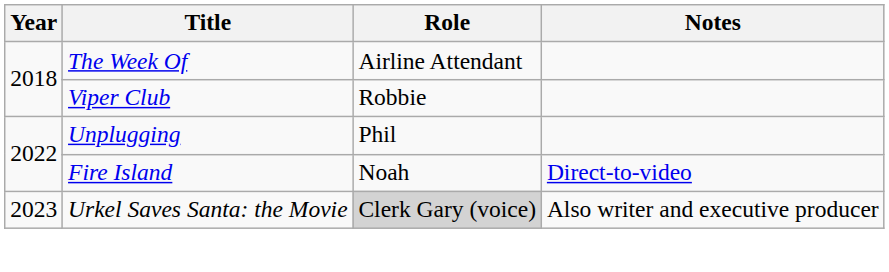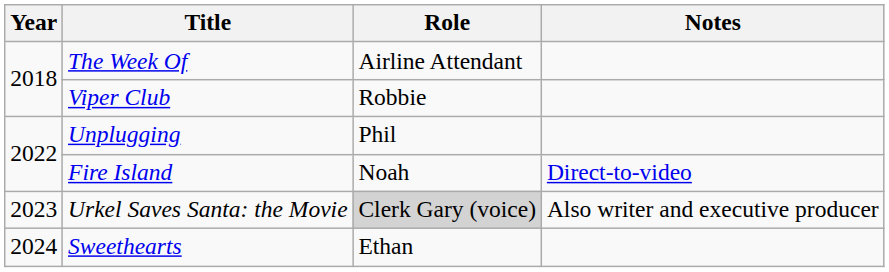+ row: (125, 246)
